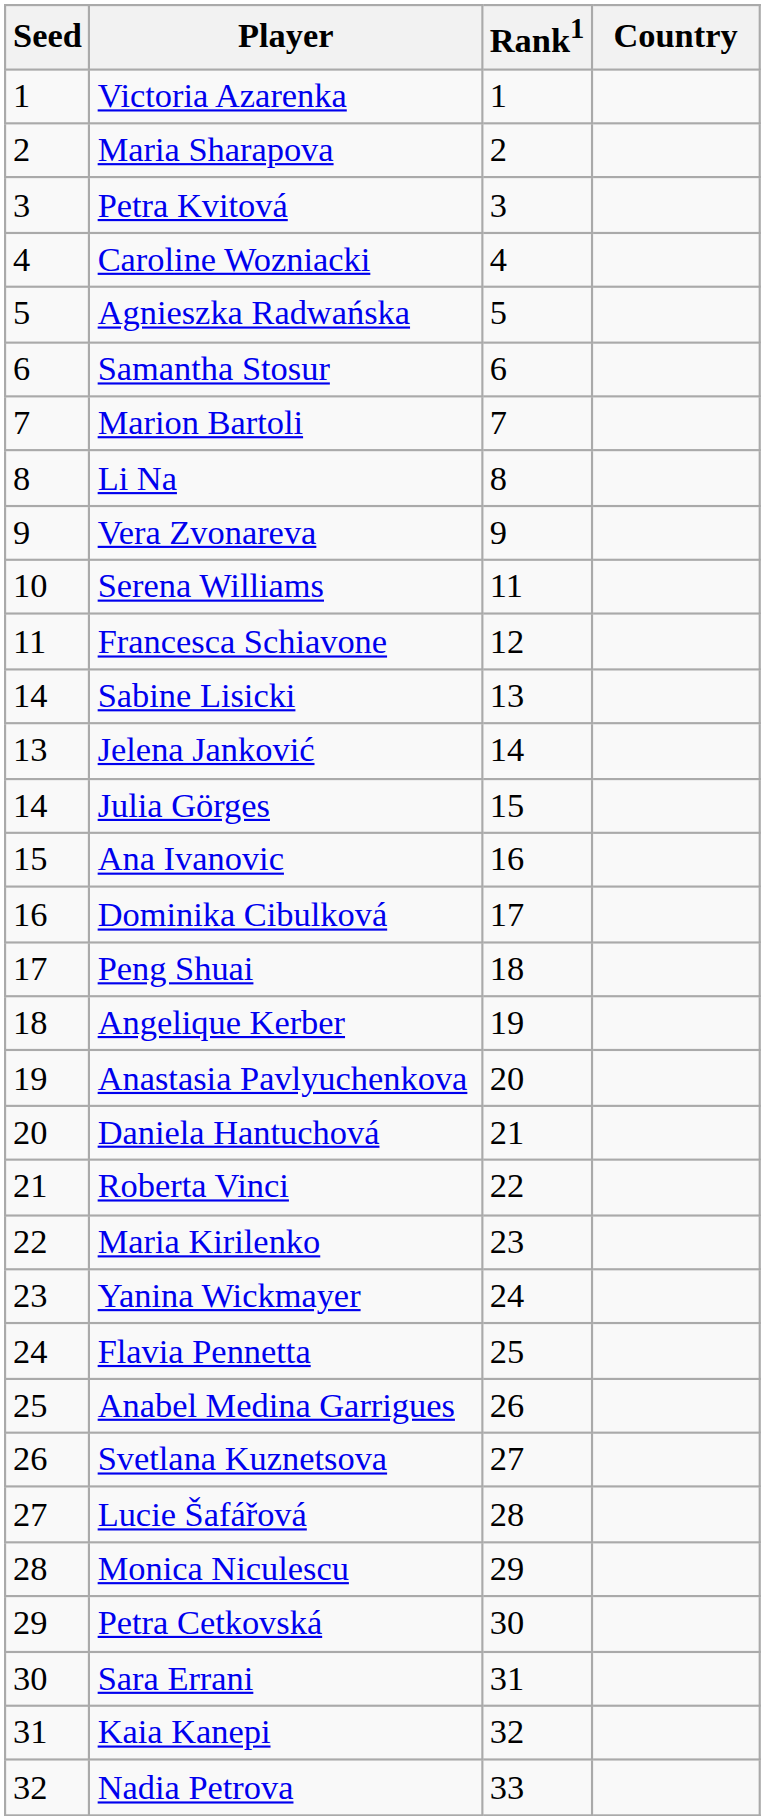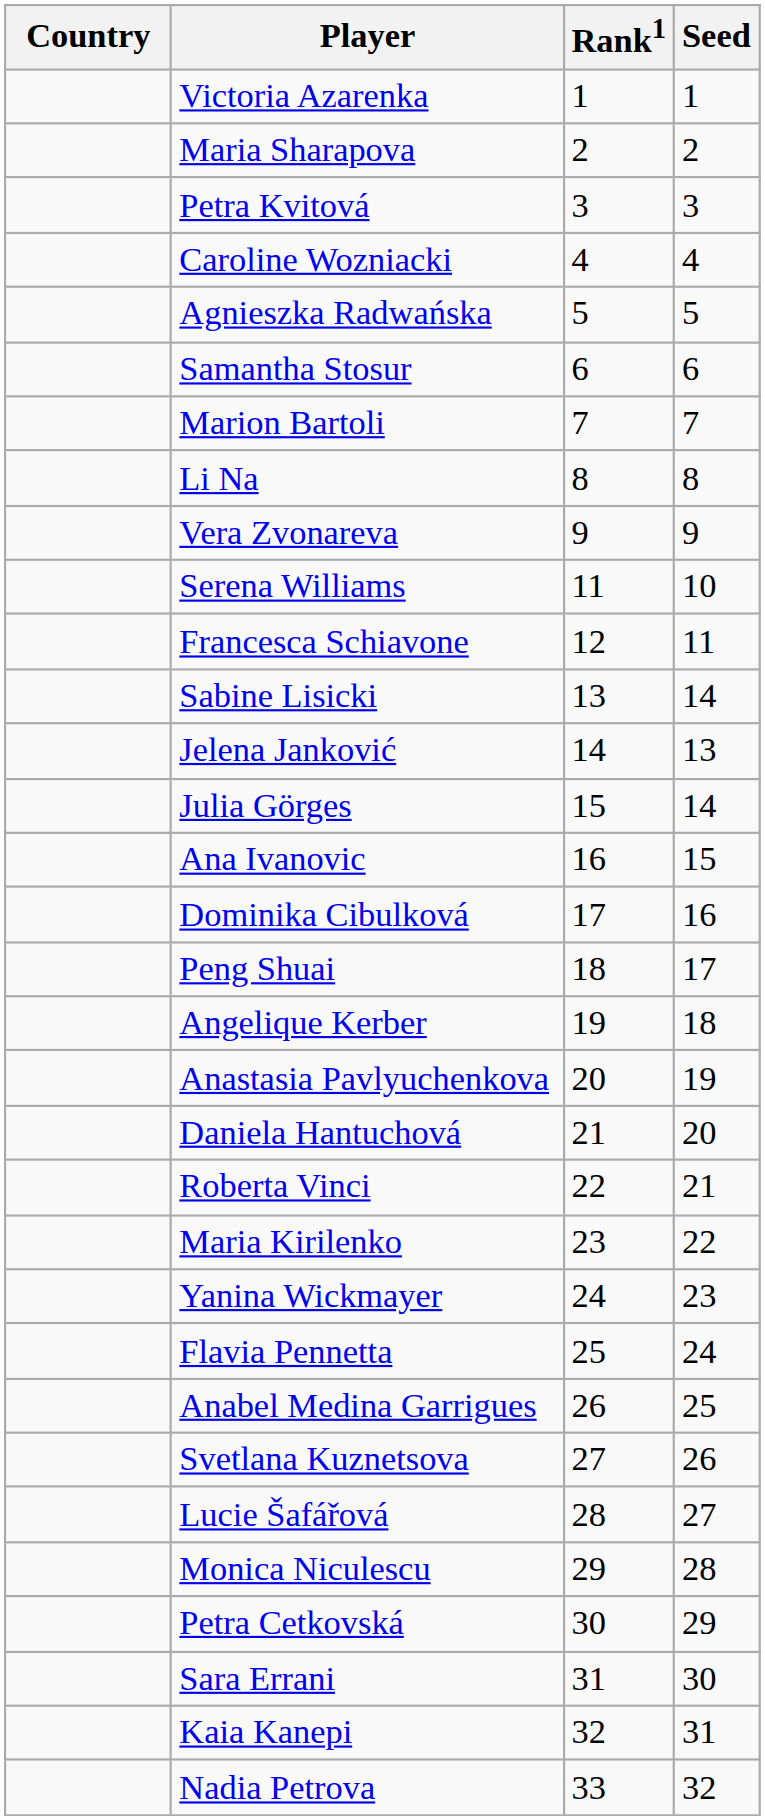columns swapped: (676, 36) <-> (47, 36)
